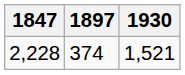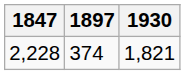(150, 52) 1,521 -> (150, 52) 1,821
